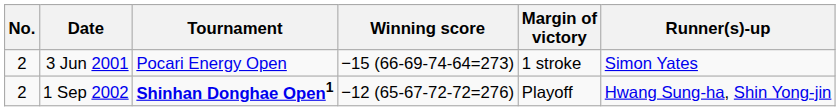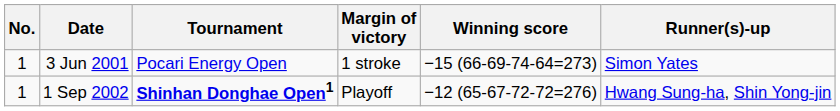columns swapped: (428, 27) <-> (559, 27)
(22, 63) 2 -> (22, 63) 1
(22, 91) 2 -> (22, 91) 1
